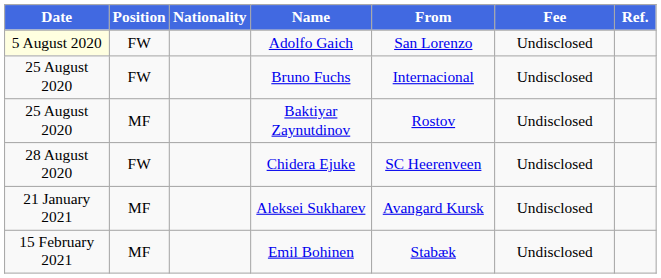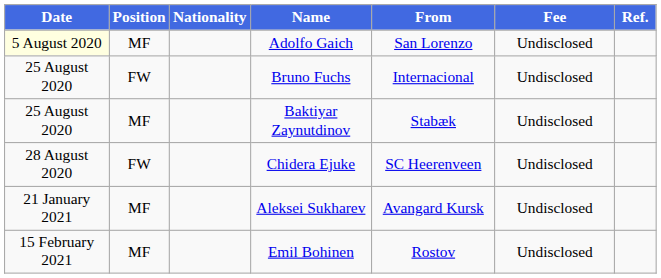(139, 43) FW -> (139, 43) MF
(433, 121) Rostov -> (433, 121) Stabæk
(433, 251) Stabæk -> (433, 251) Rostov
